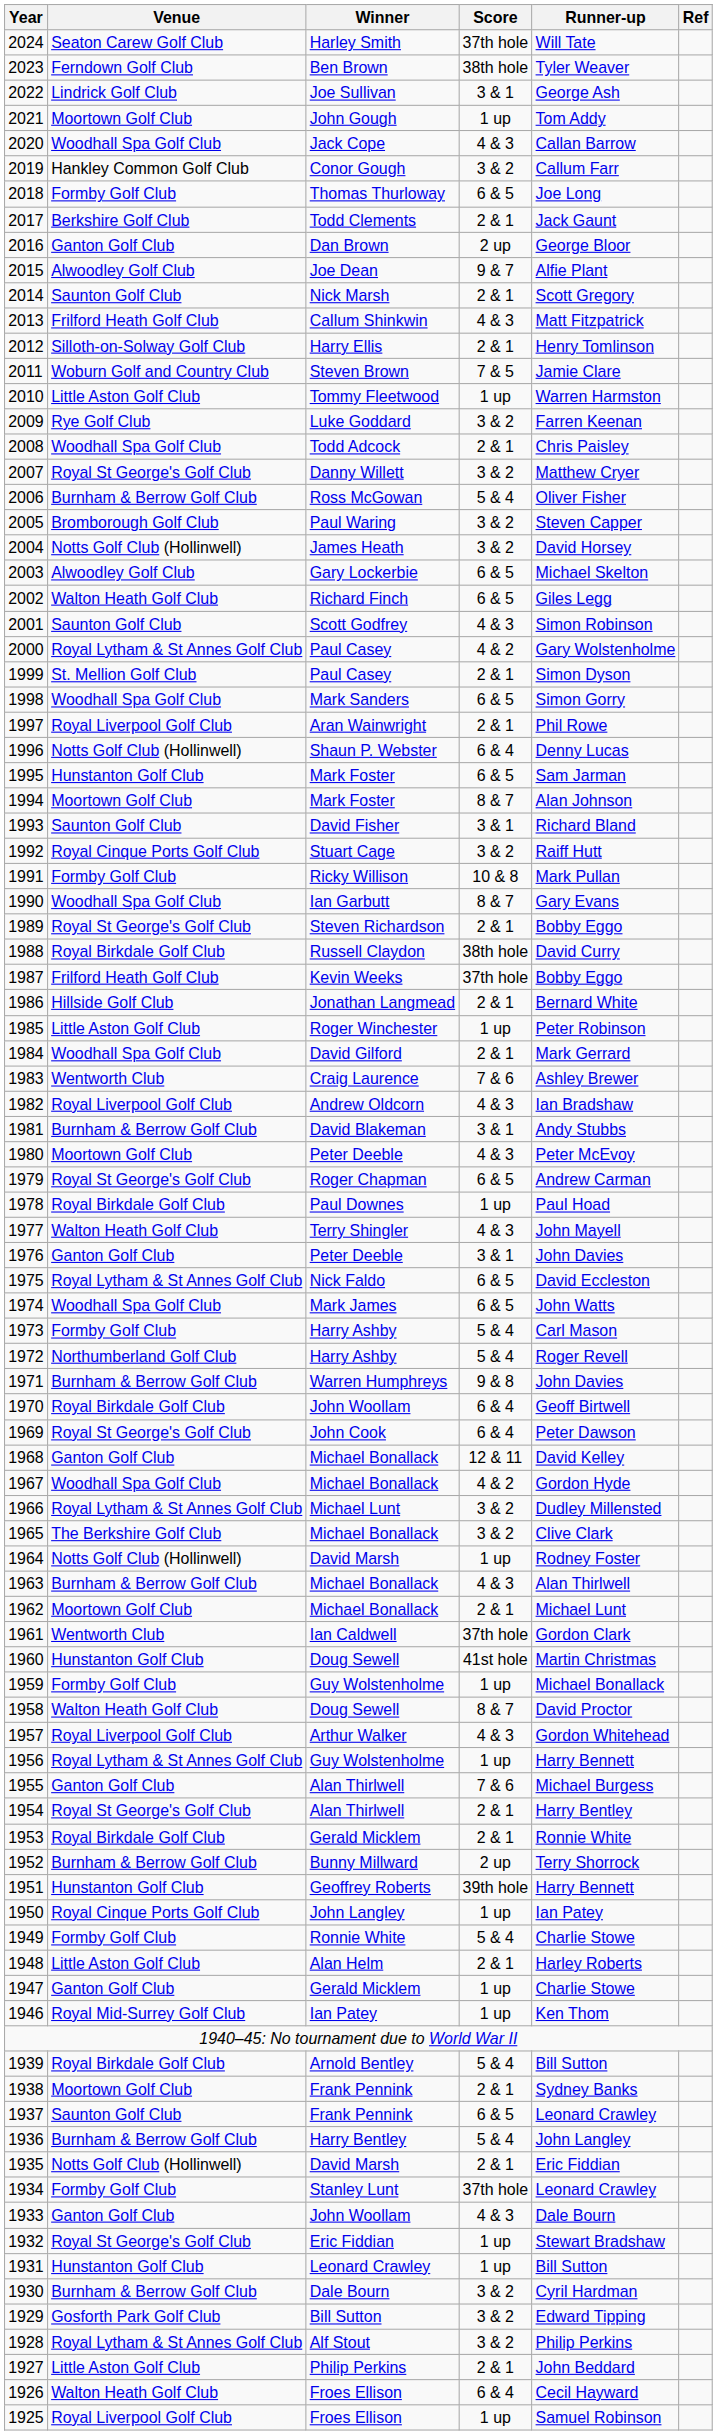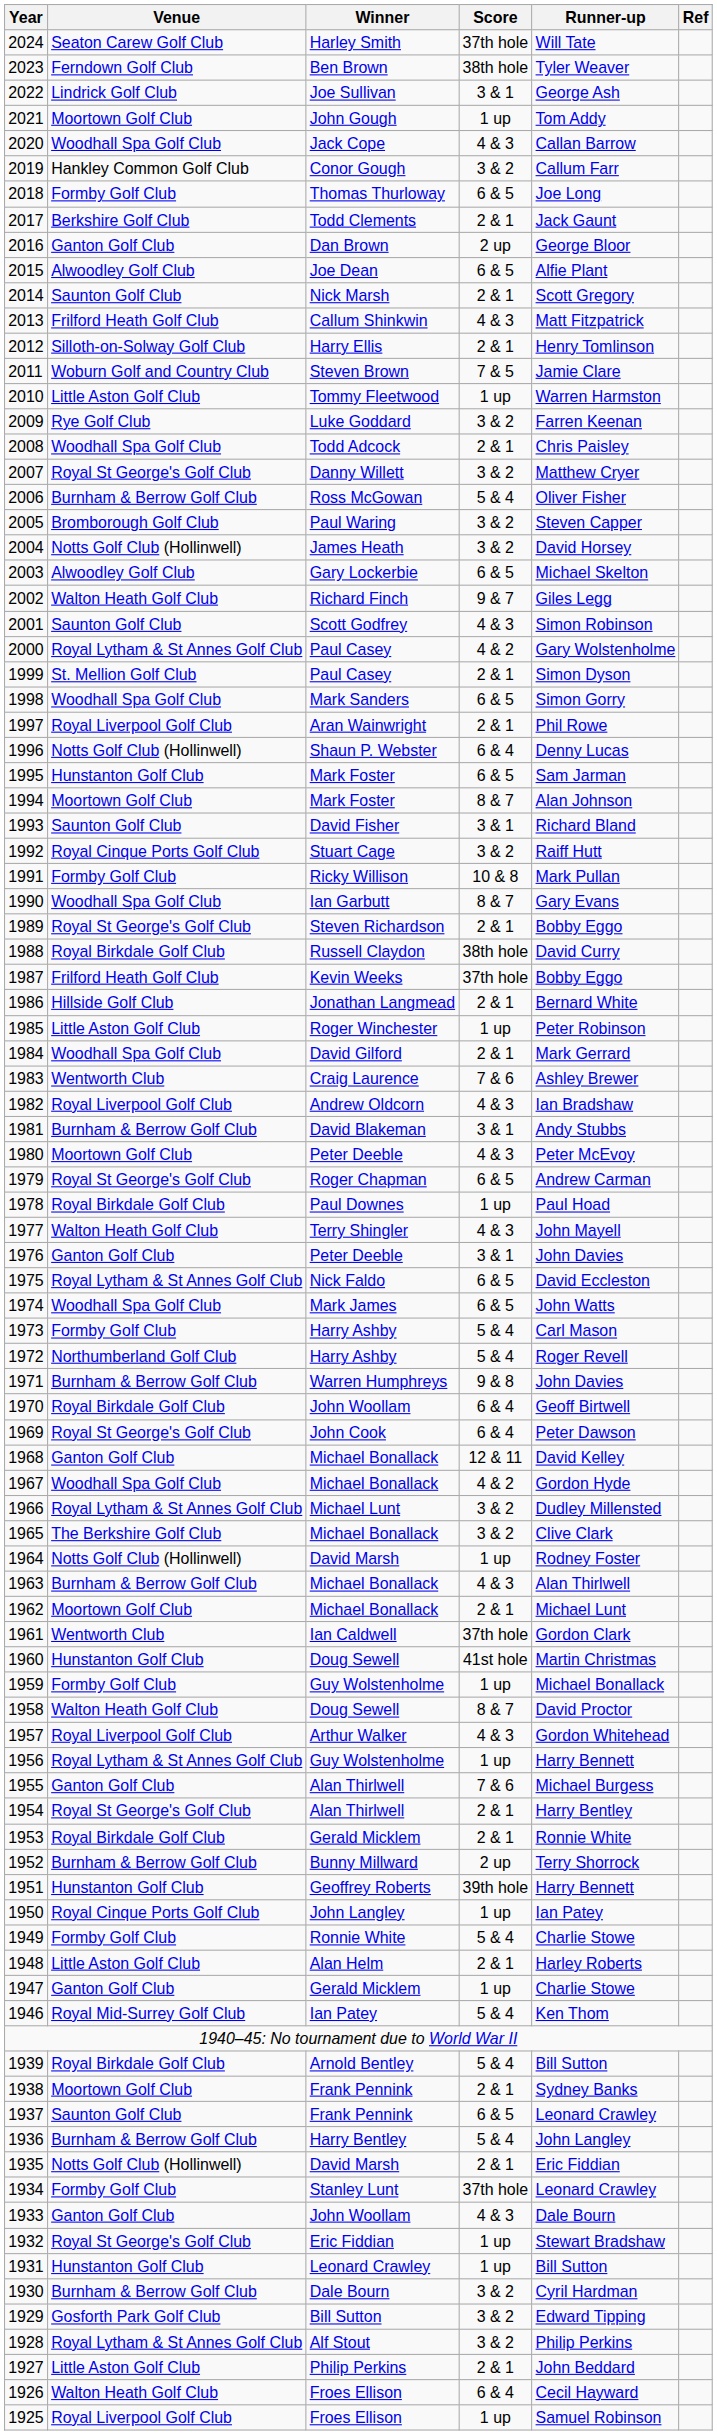(495, 270) 9 & 7 -> (495, 270) 6 & 5
(495, 598) 6 & 5 -> (495, 598) 9 & 7
(495, 2013) 1 up -> (495, 2013) 5 & 4
